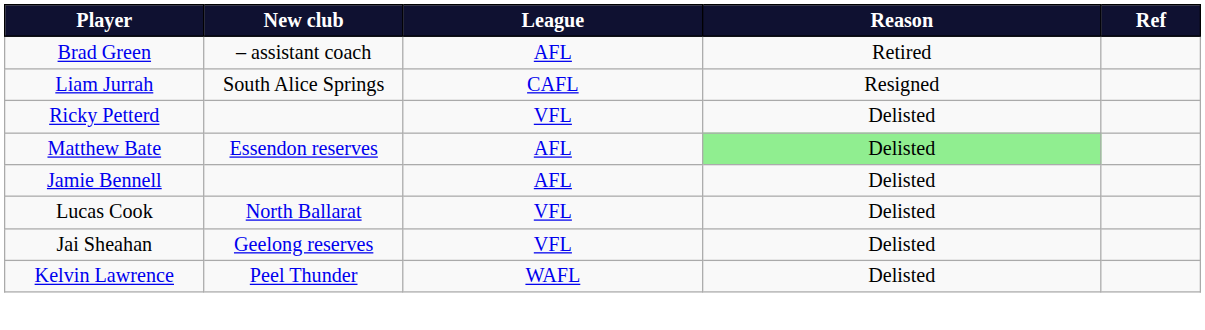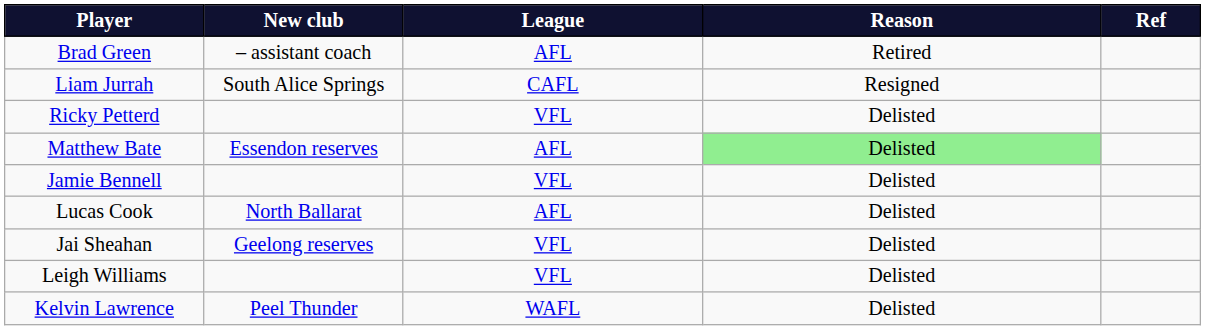(553, 180) AFL -> (553, 180) VFL
(553, 212) VFL -> (553, 212) AFL
+ row: (104, 276)
